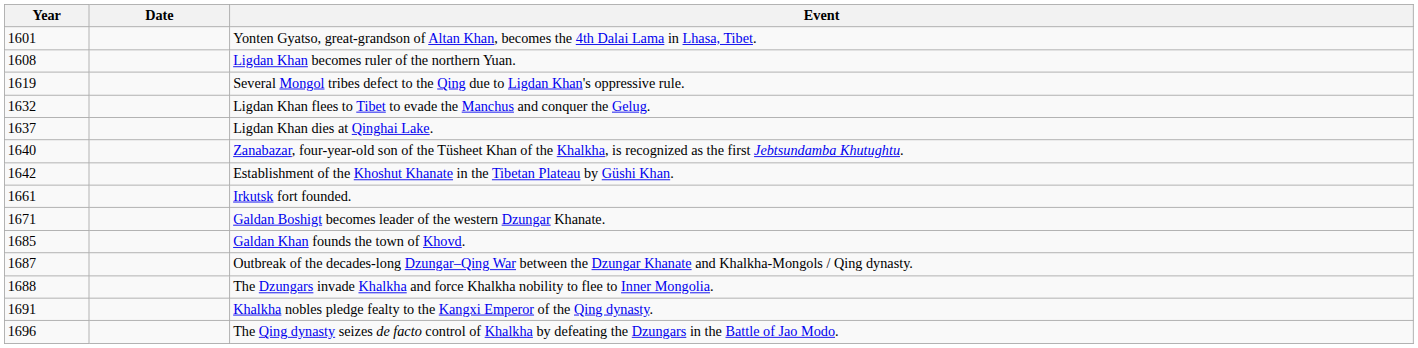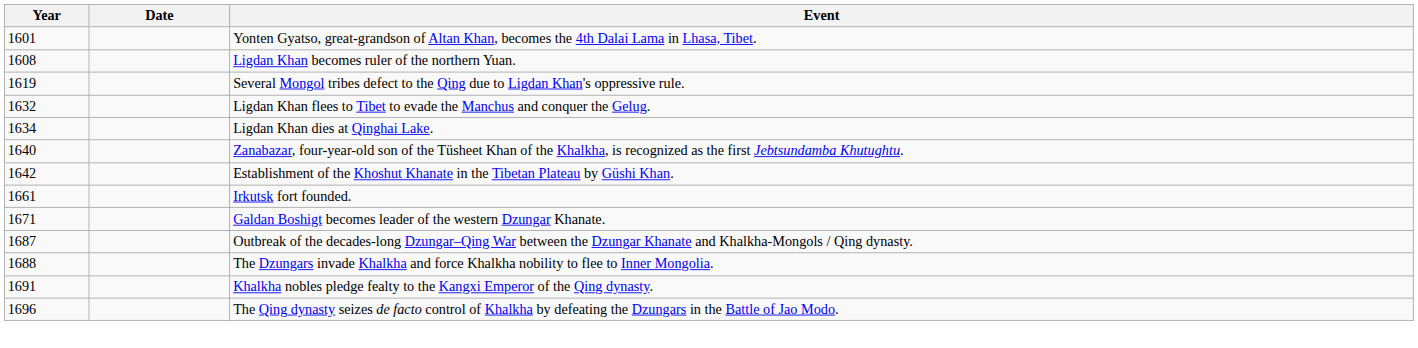(22, 128) 1637 -> (22, 128) 1634
- row: (349, 241)
